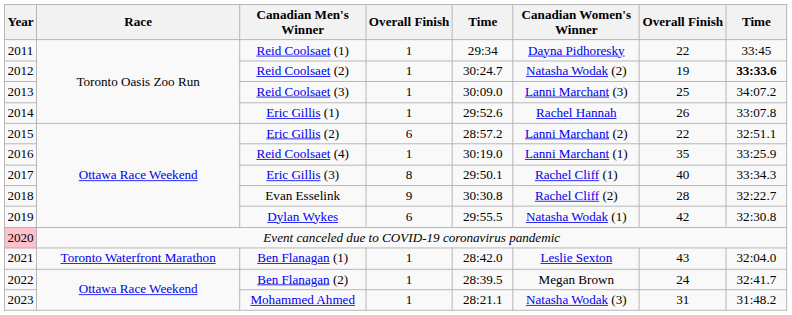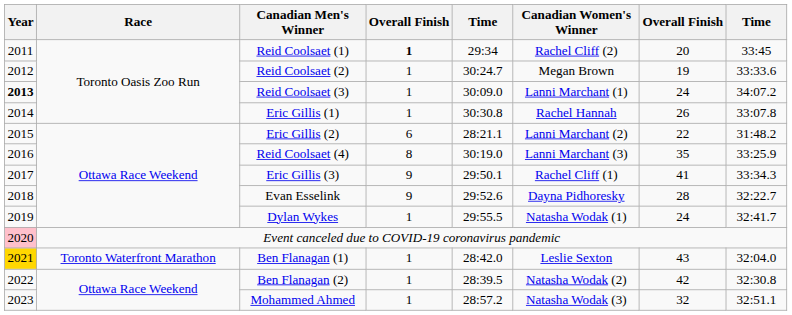(409, 50) normal -> (409, 50) bold
(576, 50) Dayna Pidhoresky -> (576, 50) Rachel Cliff (2)
(683, 50) 22 -> (683, 50) 20
(576, 71) Natasha Wodak (2) -> (576, 71) Megan Brown
(756, 71) bold -> (756, 71) normal
(21, 92) normal -> (21, 92) bold
(576, 92) Lanni Marchant (3) -> (576, 92) Lanni Marchant (1)
(683, 92) 25 -> (683, 92) 24
(483, 112) 29:52.6 -> (483, 112) 30:30.8
(483, 133) 28:57.2 -> (483, 133) 28:21.1
(756, 133) 32:51.1 -> (756, 133) 31:48.2
(409, 154) 1 -> (409, 154) 8
(576, 154) Lanni Marchant (1) -> (576, 154) Lanni Marchant (3)
(409, 175) 8 -> (409, 175) 9
(683, 175) 40 -> (683, 175) 41
(483, 196) 30:30.8 -> (483, 196) 29:52.6
(576, 196) Rachel Cliff (2) -> (576, 196) Dayna Pidhoresky
(409, 216) 6 -> (409, 216) 1
(683, 216) 42 -> (683, 216) 24
(756, 216) 32:30.8 -> (756, 216) 32:41.7
(21, 258) no background -> (21, 258) gold background
(576, 279) Megan Brown -> (576, 279) Natasha Wodak (2)
(683, 279) 24 -> (683, 279) 42
(756, 279) 32:41.7 -> (756, 279) 32:30.8
(483, 300) 28:21.1 -> (483, 300) 28:57.2
(683, 300) 31 -> (683, 300) 32
(756, 300) 31:48.2 -> (756, 300) 32:51.1
